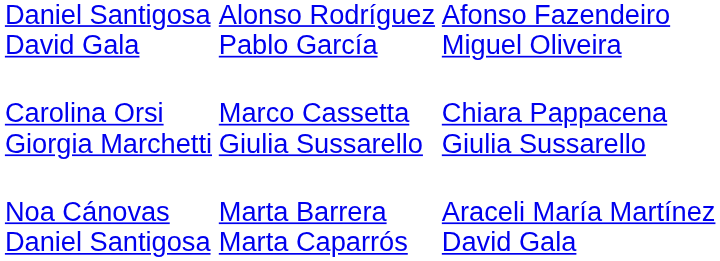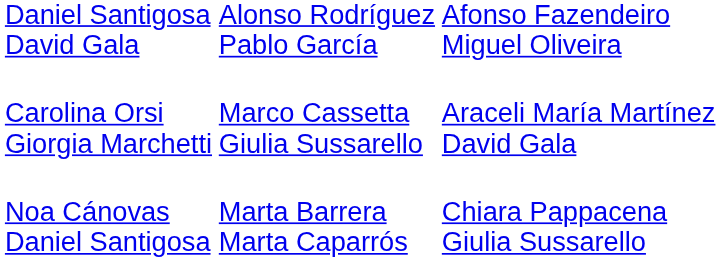(554, 128) Chiara Pappacena Giulia Sussarello -> (579, 128) Araceli María Martínez David Gala
(579, 227) Araceli María Martínez David Gala -> (554, 227) Chiara Pappacena Giulia Sussarello
